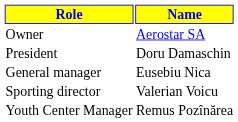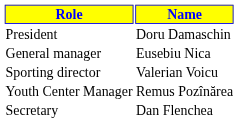- row: (25, 34)
+ row: (32, 110)
